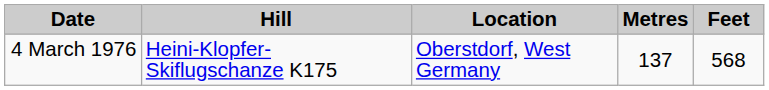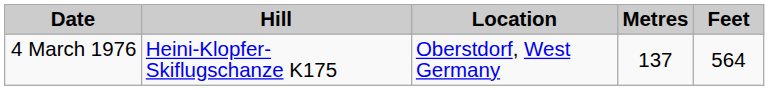(728, 59) 568 -> (728, 59) 564
